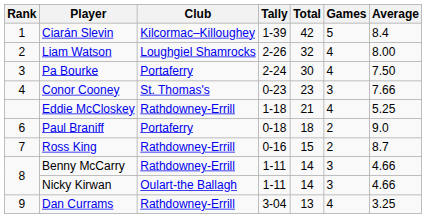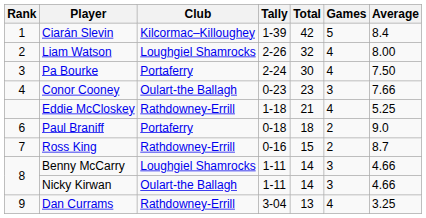(175, 90) St. Thomas's -> (189, 90) Oulart-the Ballagh
(188, 166) Rathdowney-Errill -> (198, 166) Loughgiel Shamrocks
